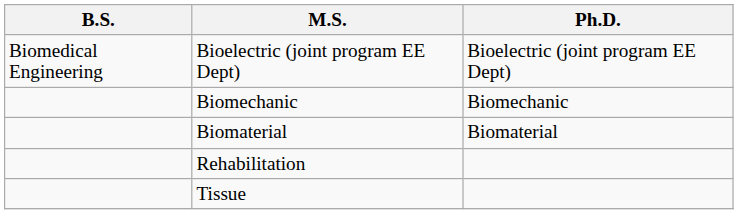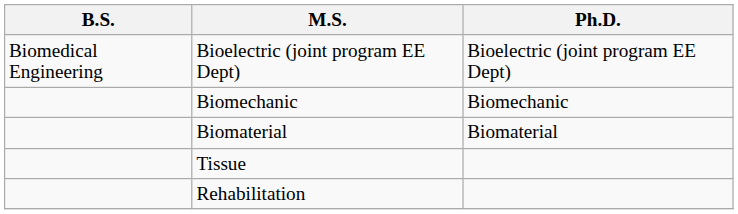rows swapped: (251, 163) <-> (221, 193)
